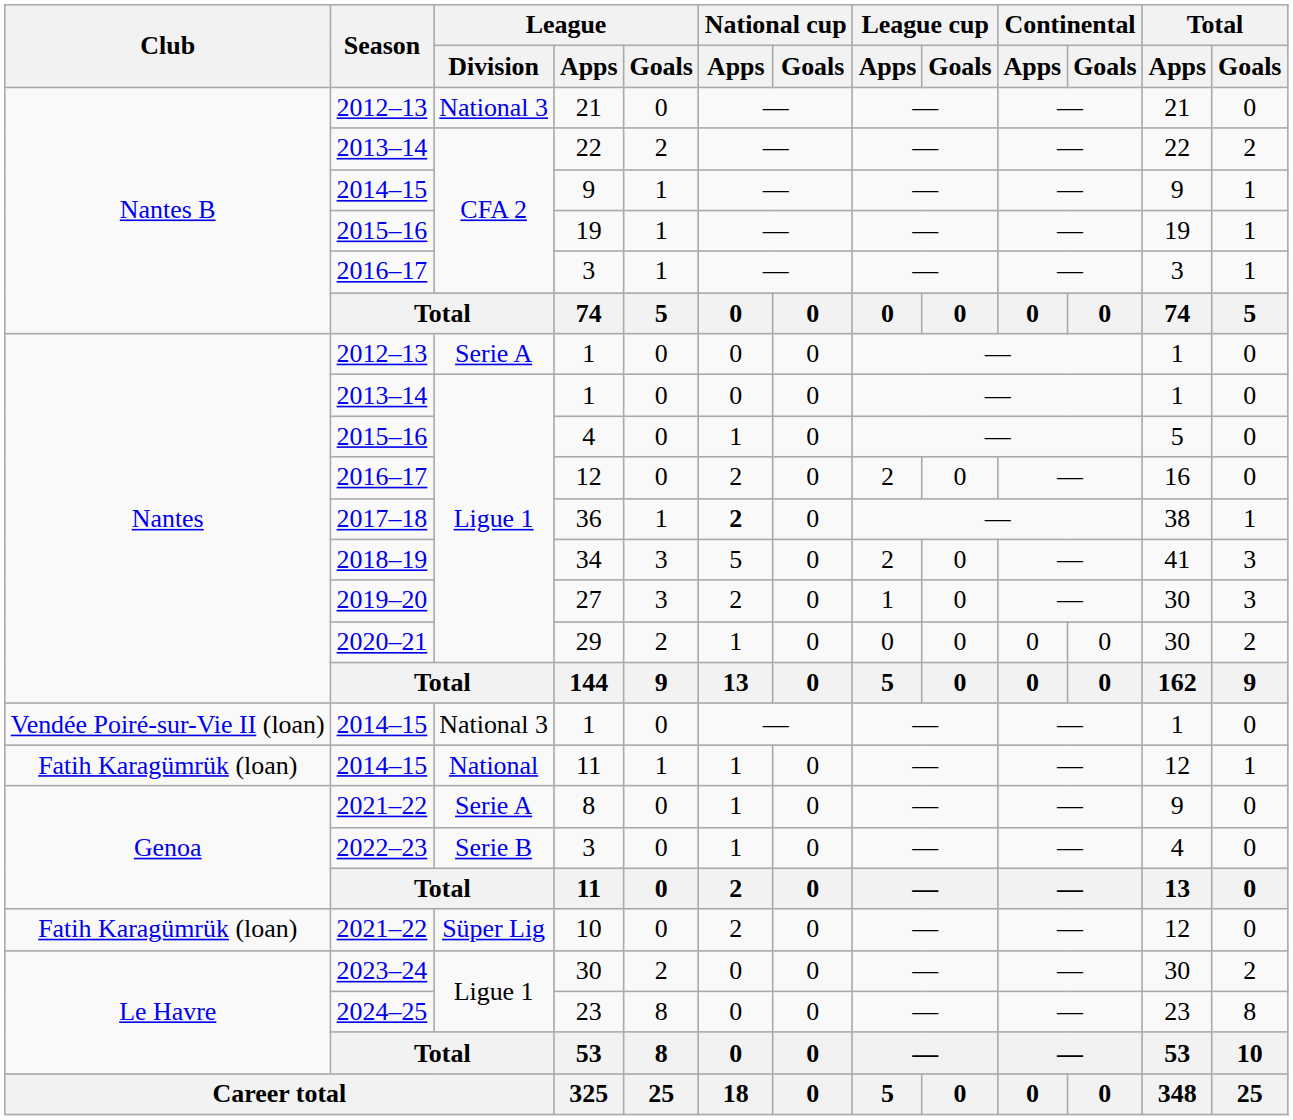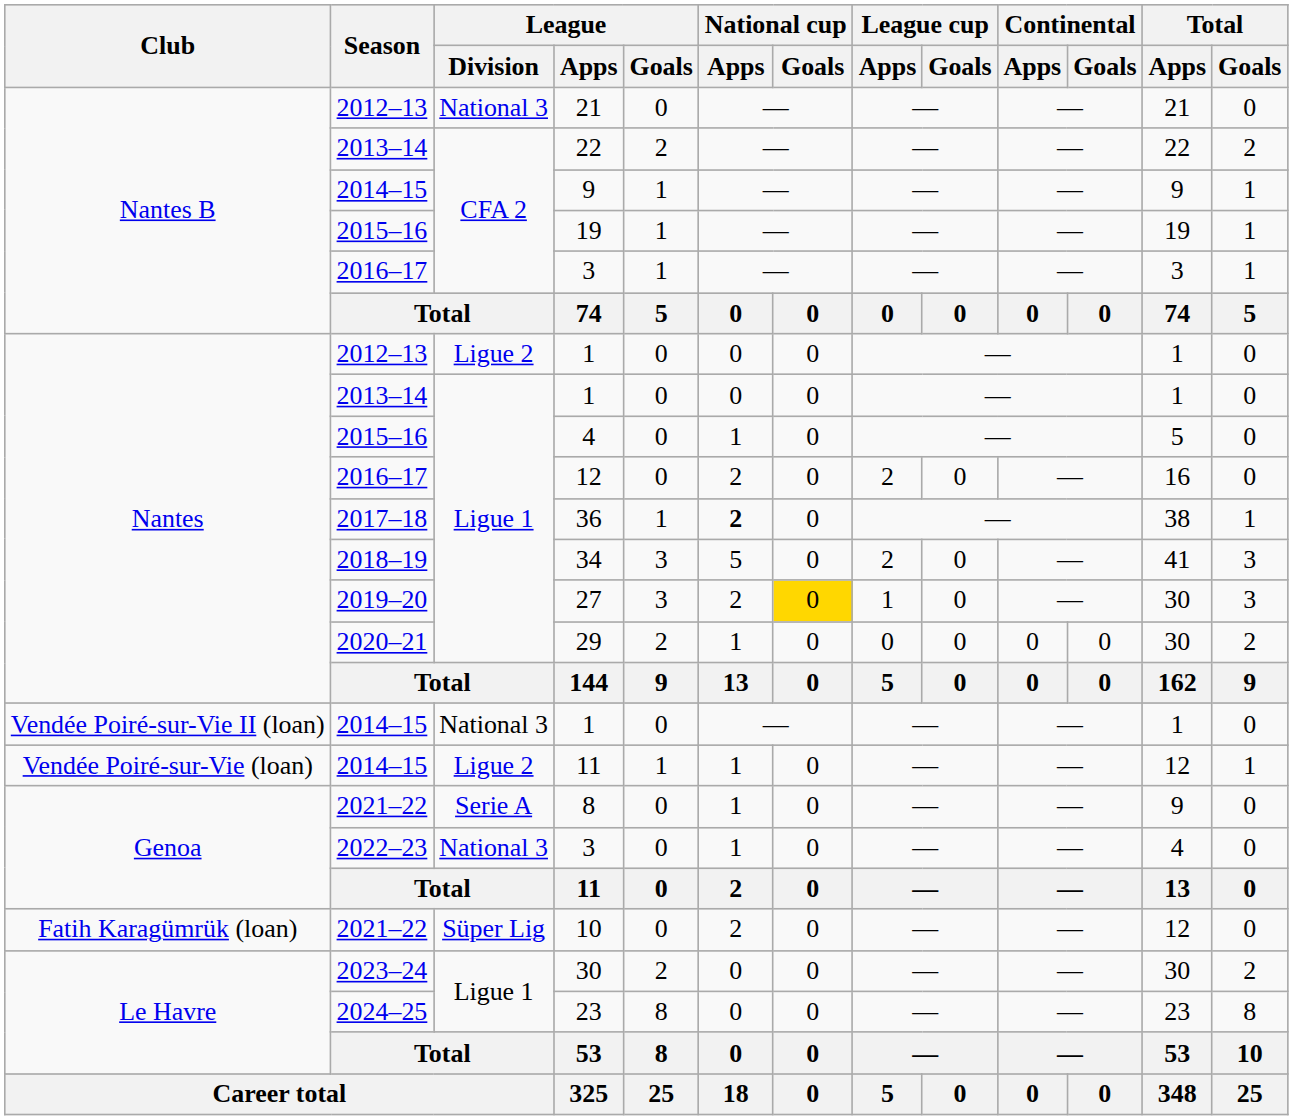(494, 353) Serie A -> (494, 353) Ligue 2
(813, 600) no background -> (813, 600) gold background
(168, 764) Fatih Karagümrük (loan) -> (168, 764) Vendée Poiré-sur-Vie (loan)
(494, 764) National -> (494, 764) Ligue 2
(494, 847) Serie B -> (494, 847) National 3
